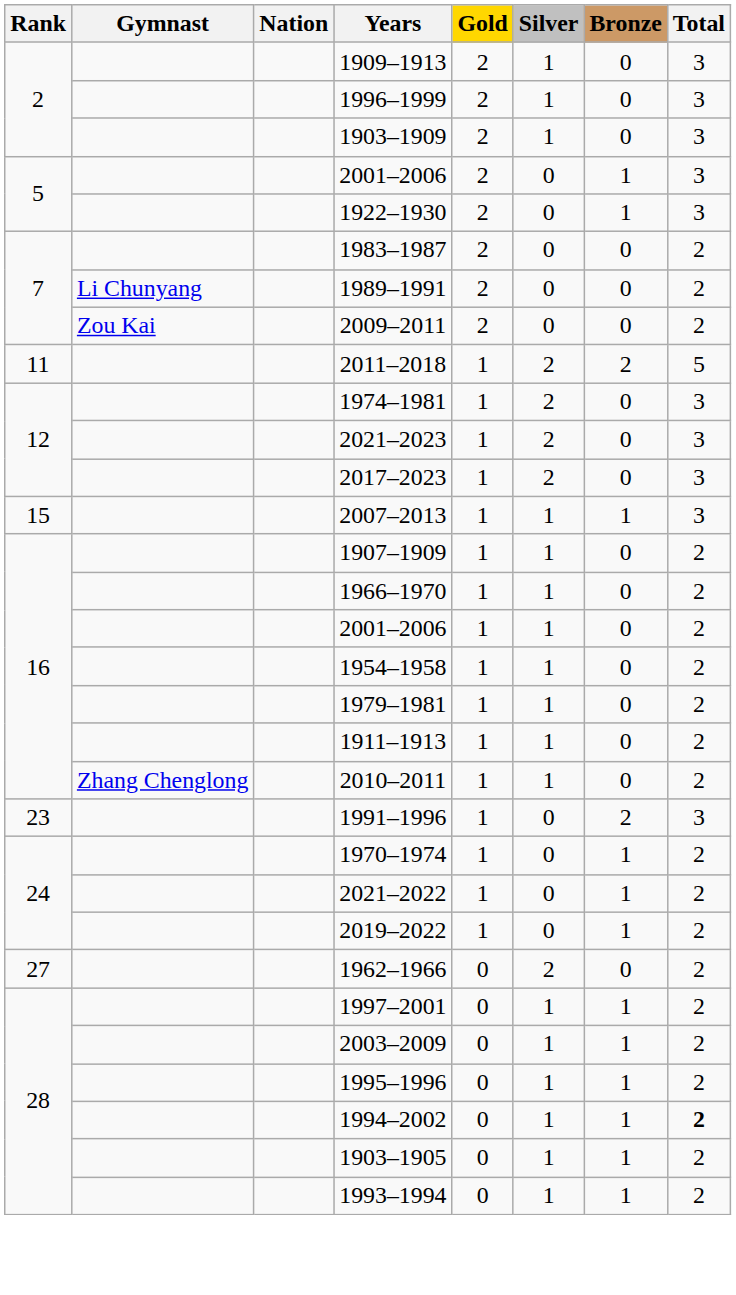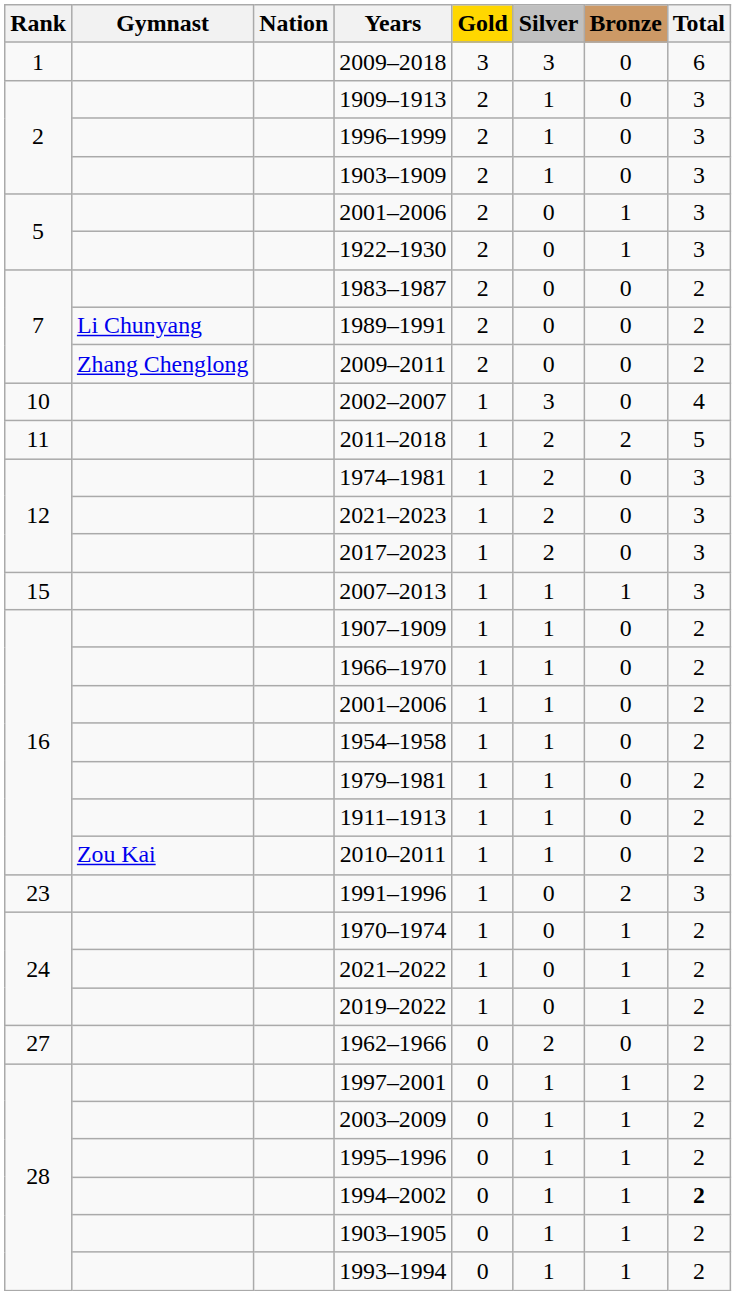+ row: (38, 61)
(116, 325) Zou Kai -> (163, 363) Zhang Chenglong
+ row: (38, 401)
(163, 779) Zhang Chenglong -> (116, 855) Zou Kai
